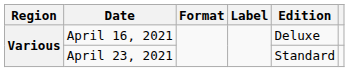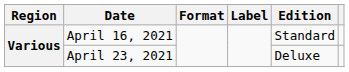(297, 35) Deluxe -> (305, 35) Standard
(305, 56) Standard -> (297, 56) Deluxe
